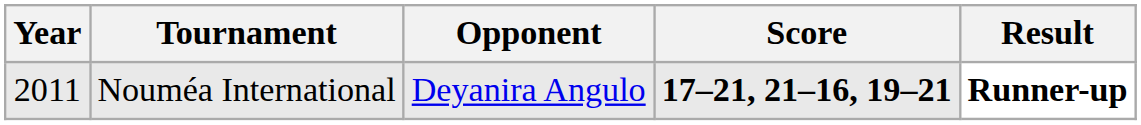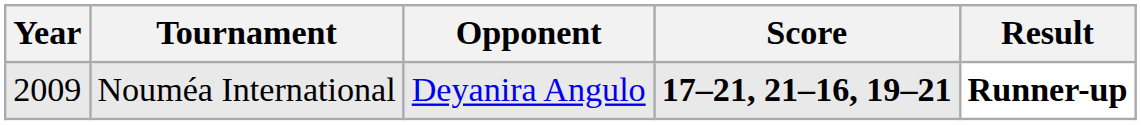(47, 89) 2011 -> (47, 89) 2009
